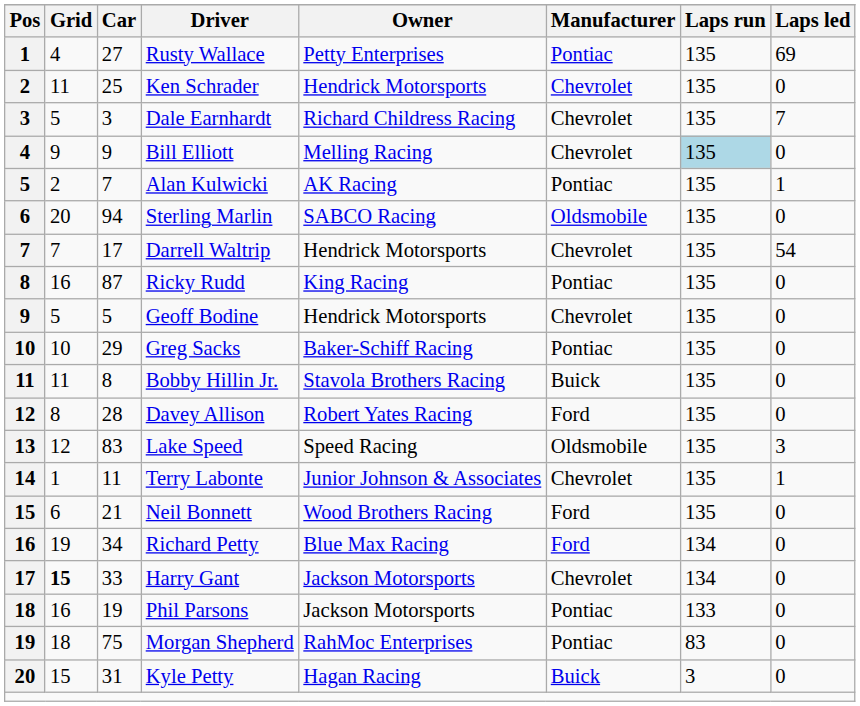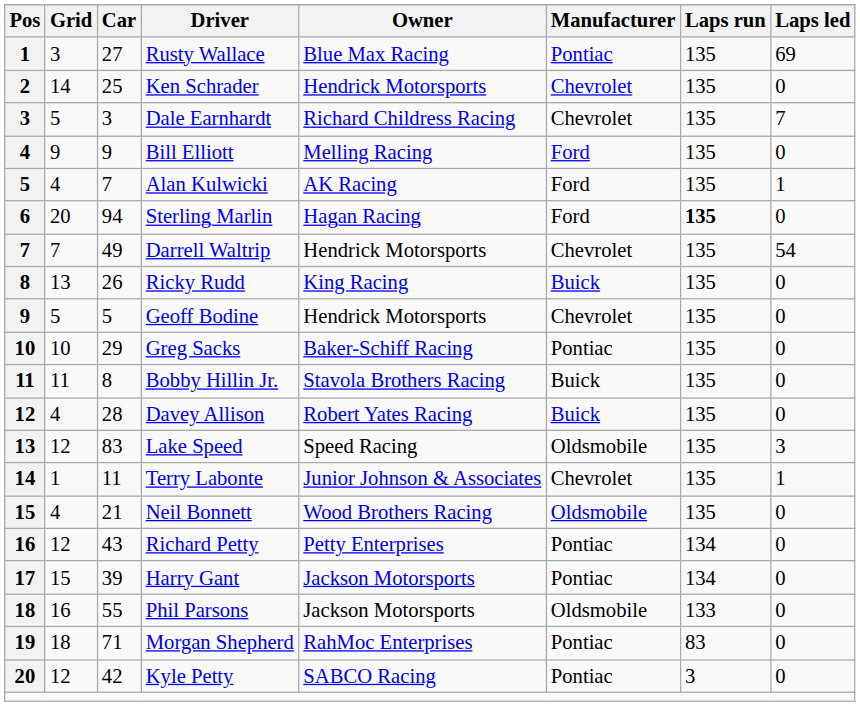(55, 53) 4 -> (55, 53) 3
(374, 53) Petty Enterprises -> (376, 53) Blue Max Racing
(60, 86) 11 -> (60, 86) 14
(591, 151) Chevrolet -> (570, 151) Ford
(700, 151) lightblue background -> (700, 151) no background
(55, 184) 2 -> (55, 184) 4
(582, 184) Pontiac -> (570, 184) Ford
(370, 217) SABCO Racing -> (362, 217) Hagan Racing
(599, 217) Oldsmobile -> (570, 217) Ford
(700, 217) normal -> (700, 217) bold
(112, 250) 17 -> (112, 250) 49
(60, 282) 16 -> (60, 282) 13
(112, 282) 87 -> (112, 282) 26
(582, 282) Pontiac -> (575, 282) Buick
(55, 413) 8 -> (55, 413) 4
(570, 413) Ford -> (575, 413) Buick
(55, 511) 6 -> (55, 511) 4
(570, 511) Ford -> (599, 511) Oldsmobile
(60, 544) 19 -> (60, 544) 12
(112, 544) 34 -> (112, 544) 43
(376, 544) Blue Max Racing -> (374, 544) Petty Enterprises
(570, 544) Ford -> (582, 544) Pontiac
(60, 577) bold -> (60, 577) normal
(112, 577) 33 -> (112, 577) 39
(591, 577) Chevrolet -> (582, 577) Pontiac
(112, 610) 19 -> (112, 610) 55
(582, 610) Pontiac -> (599, 610) Oldsmobile
(112, 642) 75 -> (112, 642) 71
(60, 675) 15 -> (60, 675) 12
(112, 675) 31 -> (112, 675) 42
(362, 675) Hagan Racing -> (370, 675) SABCO Racing
(575, 675) Buick -> (582, 675) Pontiac
